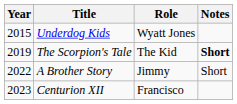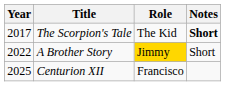- row: (73, 33)
(19, 52) 2019 -> (19, 33) 2017
(153, 71) no background -> (153, 52) gold background
(19, 90) 2023 -> (19, 71) 2025
